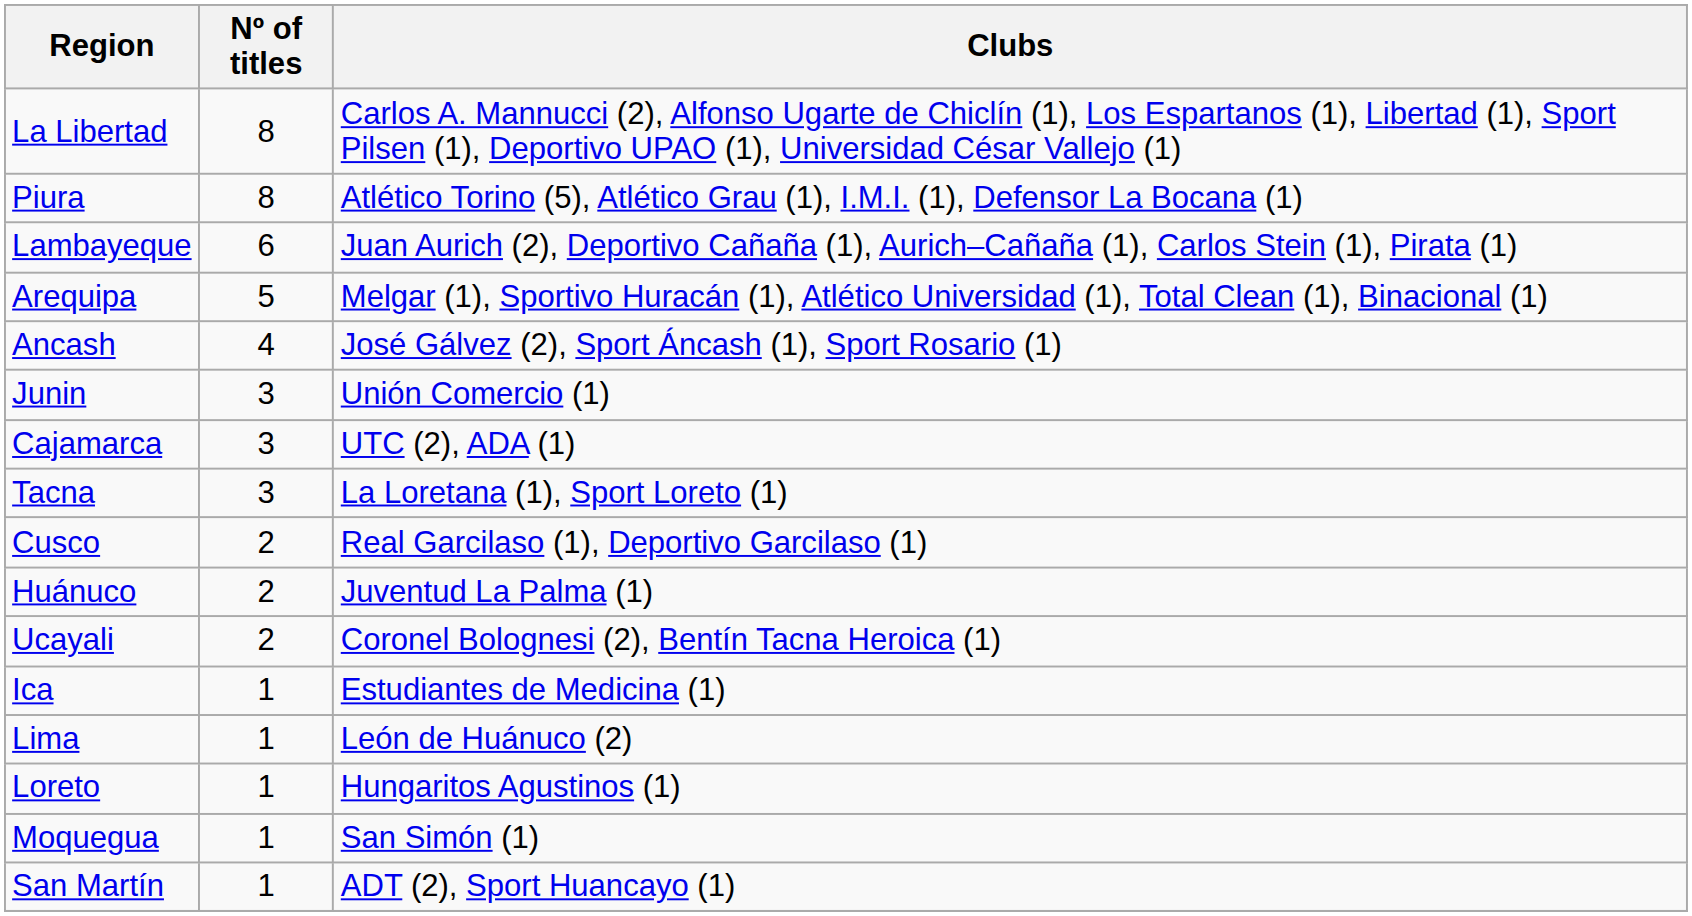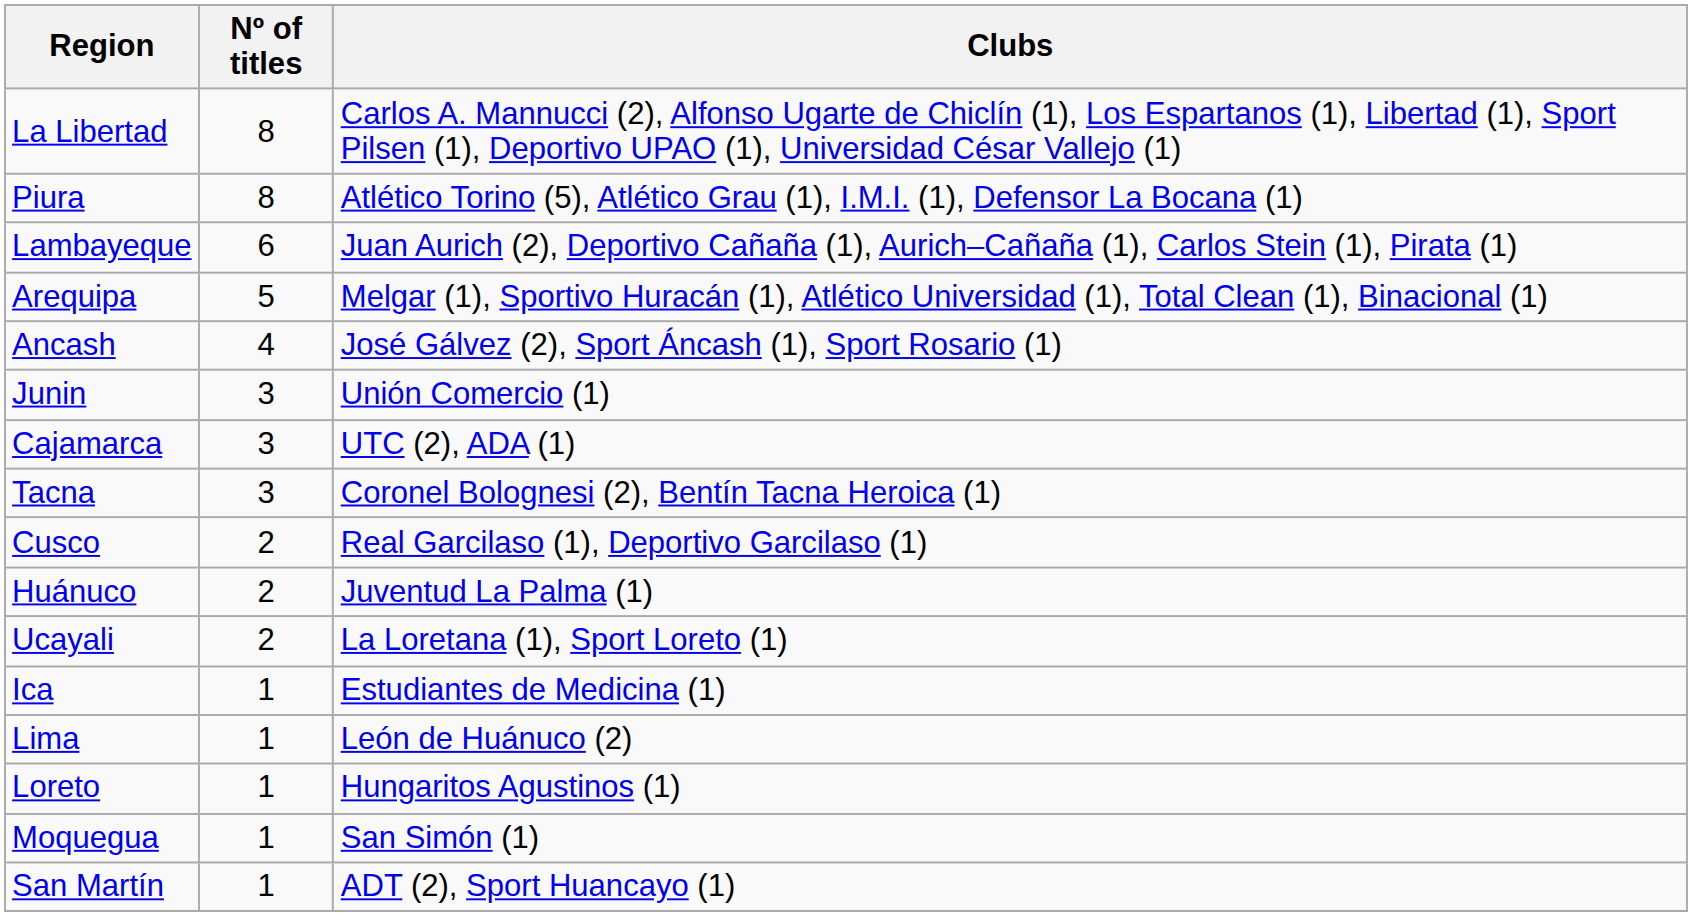(564, 492) La Loretana (1), Sport Loreto (1) -> (671, 492) Coronel Bolognesi (2), Bentín Tacna Heroica (1)
(671, 640) Coronel Bolognesi (2), Bentín Tacna Heroica (1) -> (564, 640) La Loretana (1), Sport Loreto (1)
